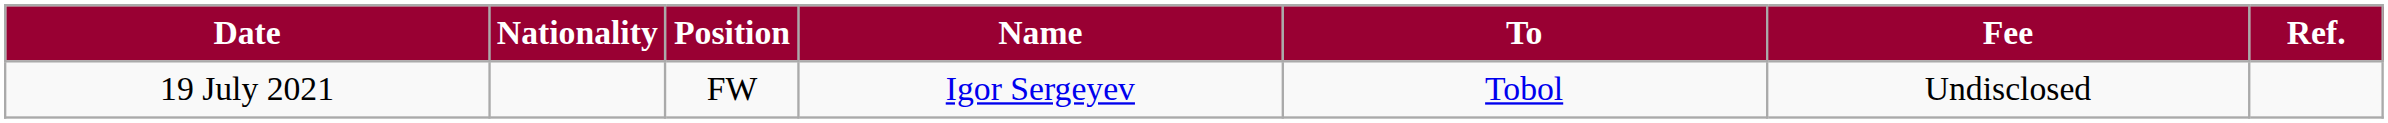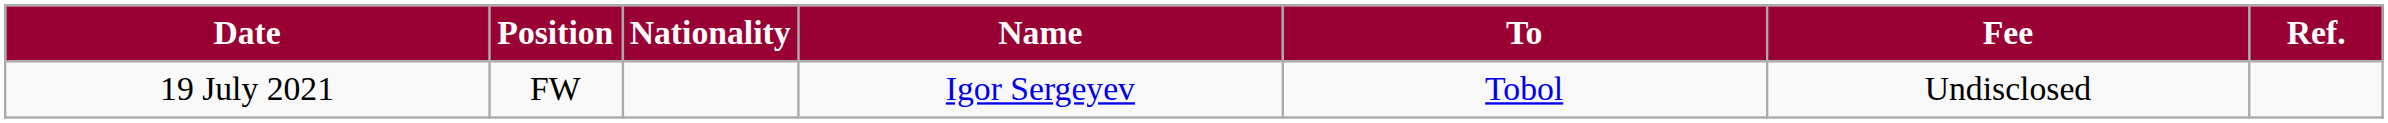columns swapped: (732, 32) <-> (577, 32)
